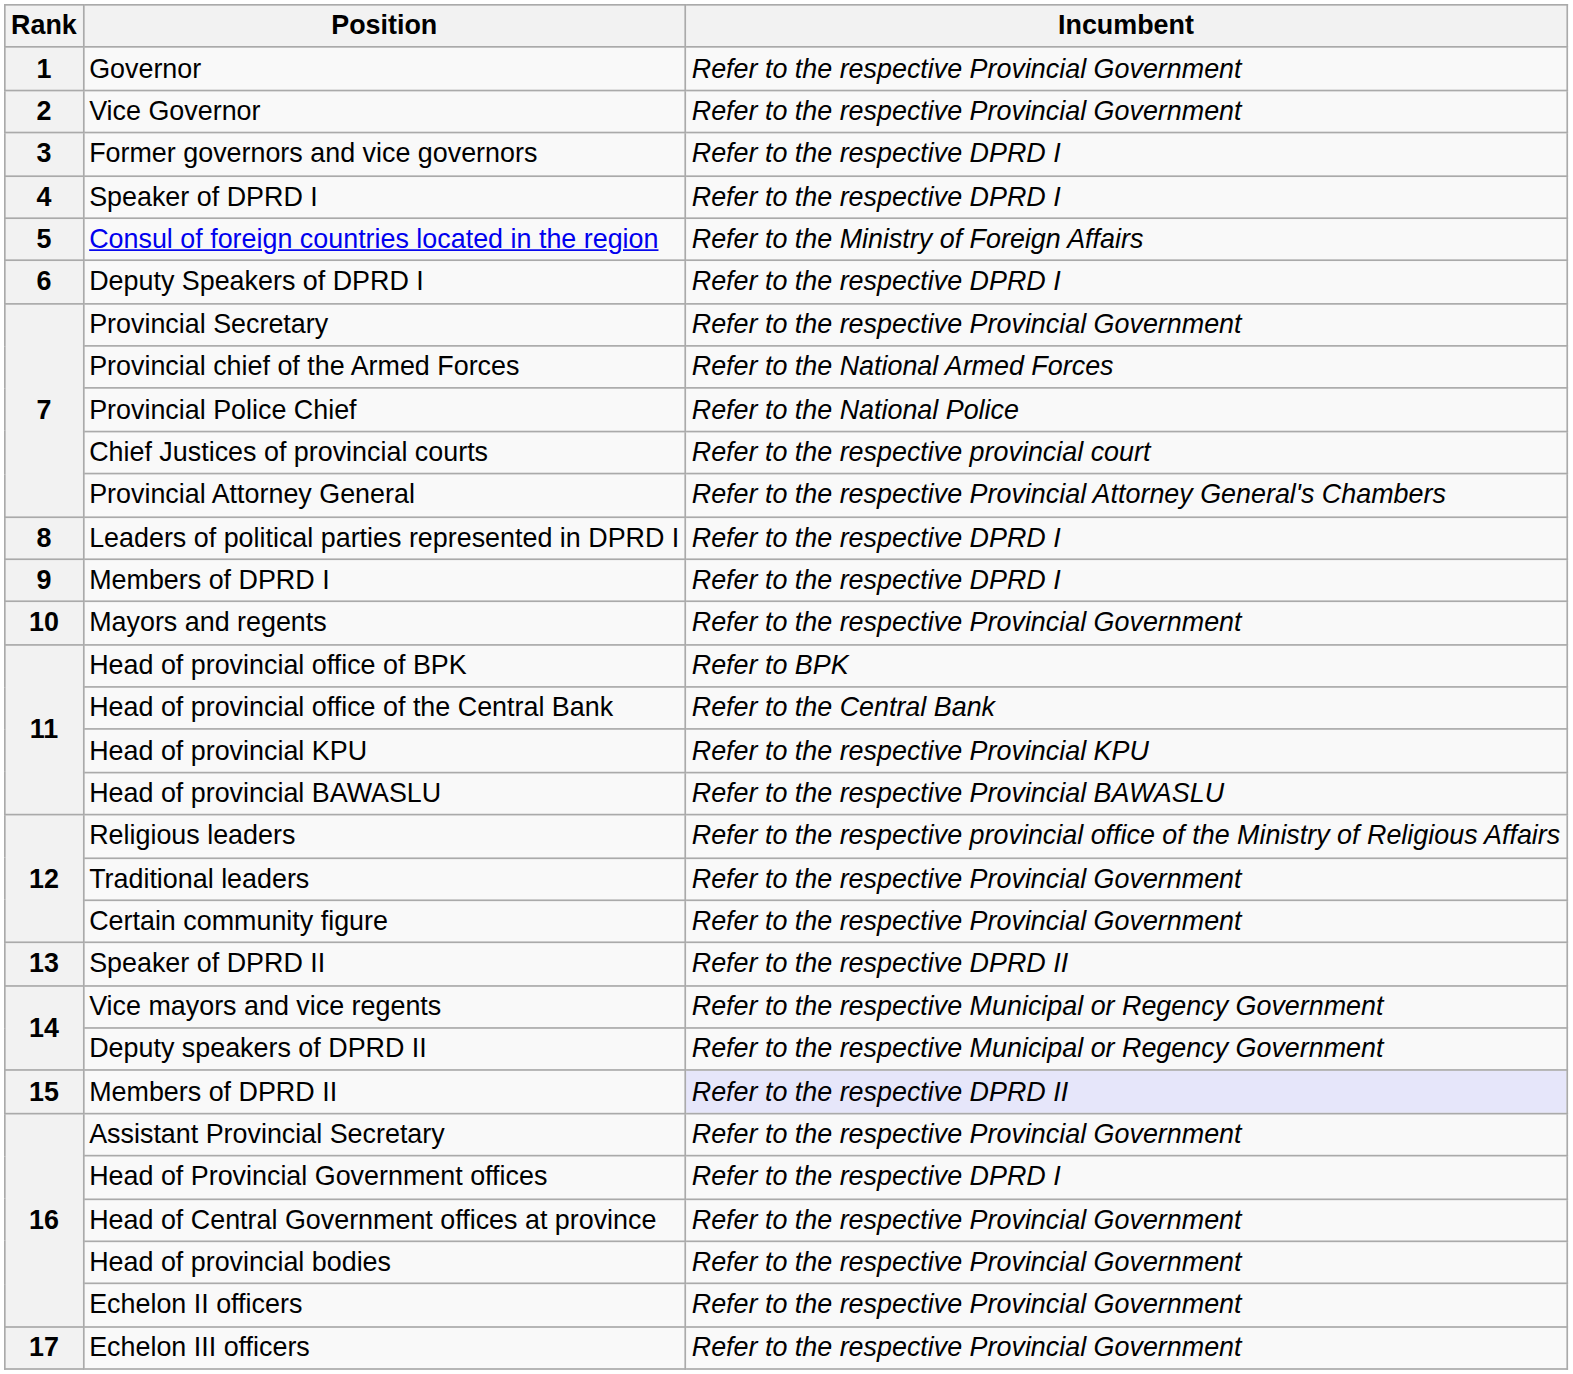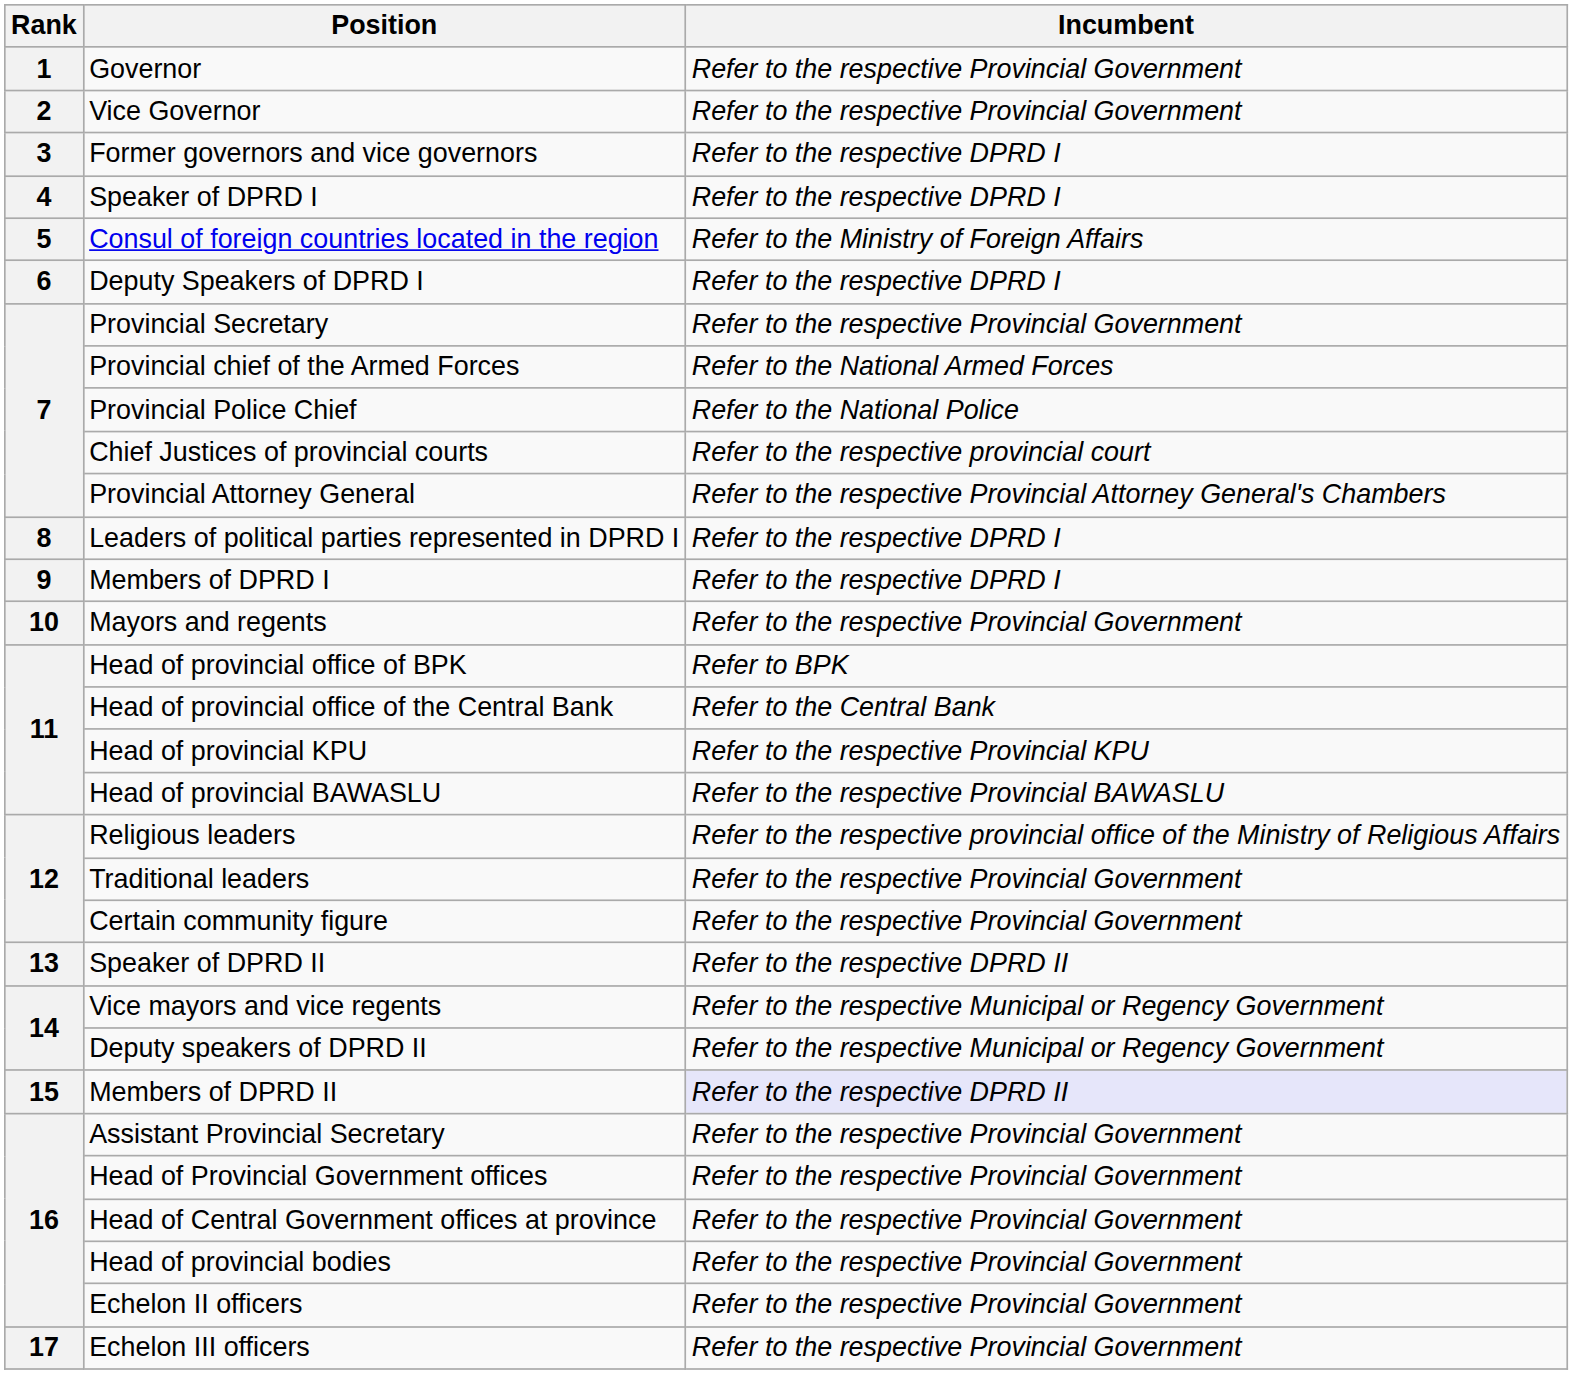(876, 1176) Refer to the respective DPRD I -> (967, 1176) Refer to the respective Provincial Government
